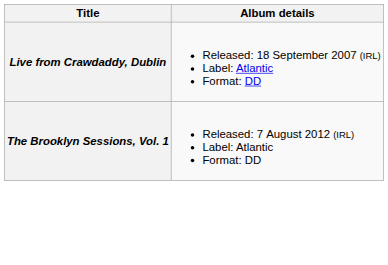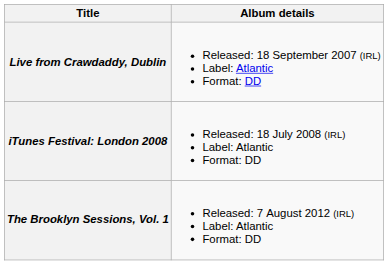+ row: (88, 141)
